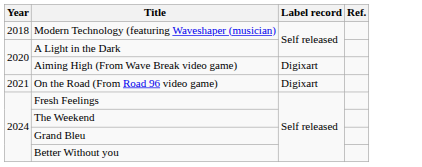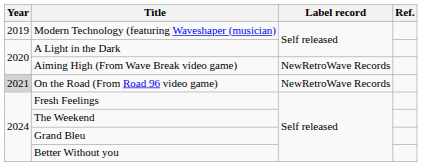(18, 30) 2018 -> (18, 30) 2019
(300, 65) Digixart -> (336, 65) NewRetroWave Records
(18, 83) no background -> (18, 83) lightgrey background
(300, 83) Digixart -> (336, 83) NewRetroWave Records
